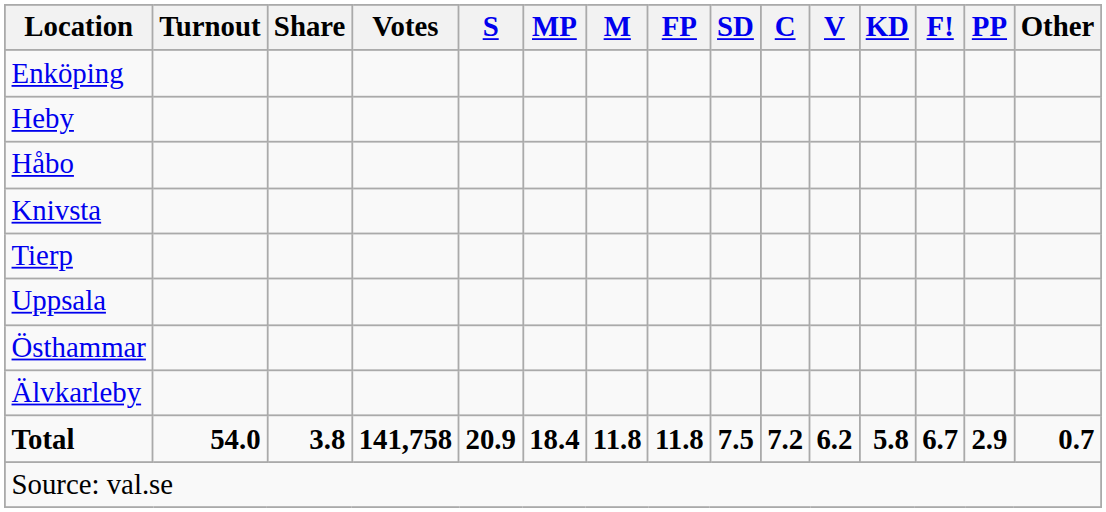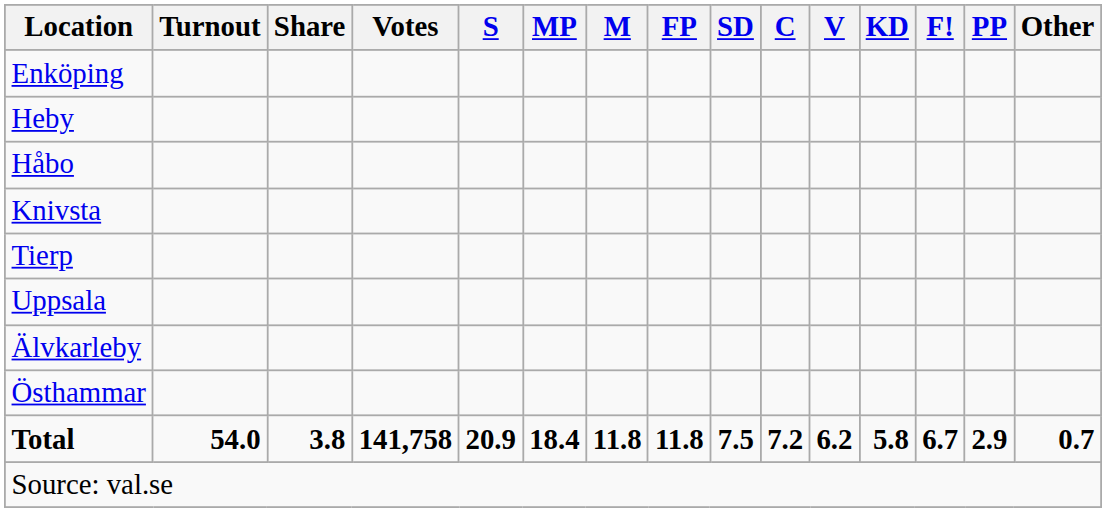rows swapped: (76, 392) <-> (79, 347)
